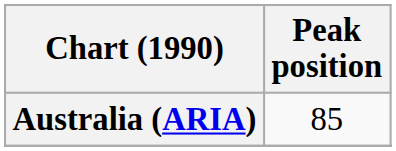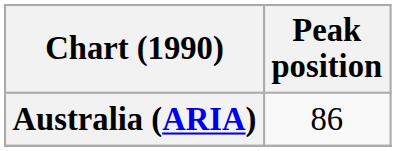(327, 118) 85 -> (327, 118) 86
